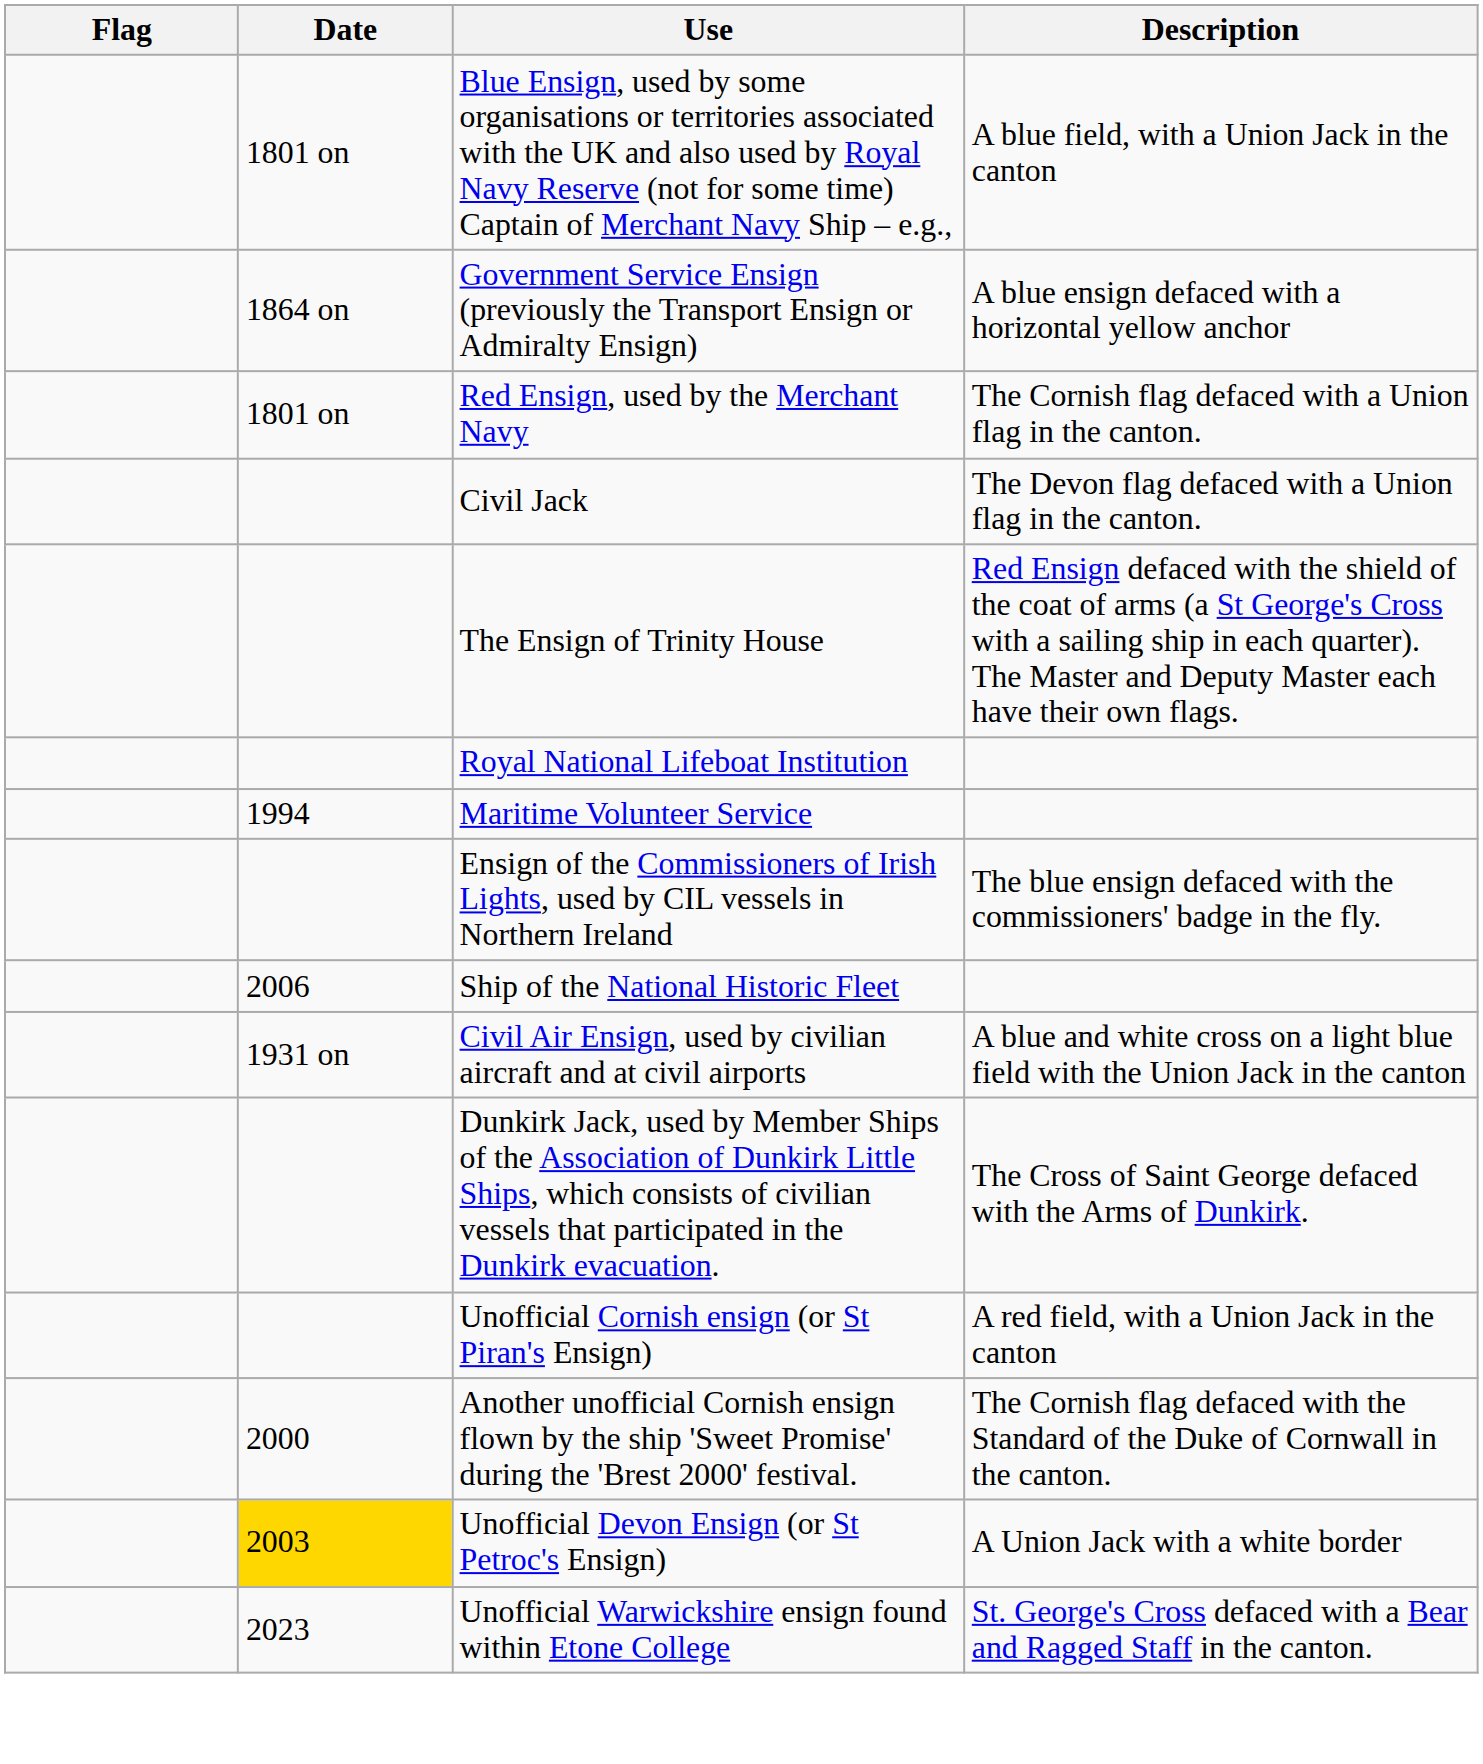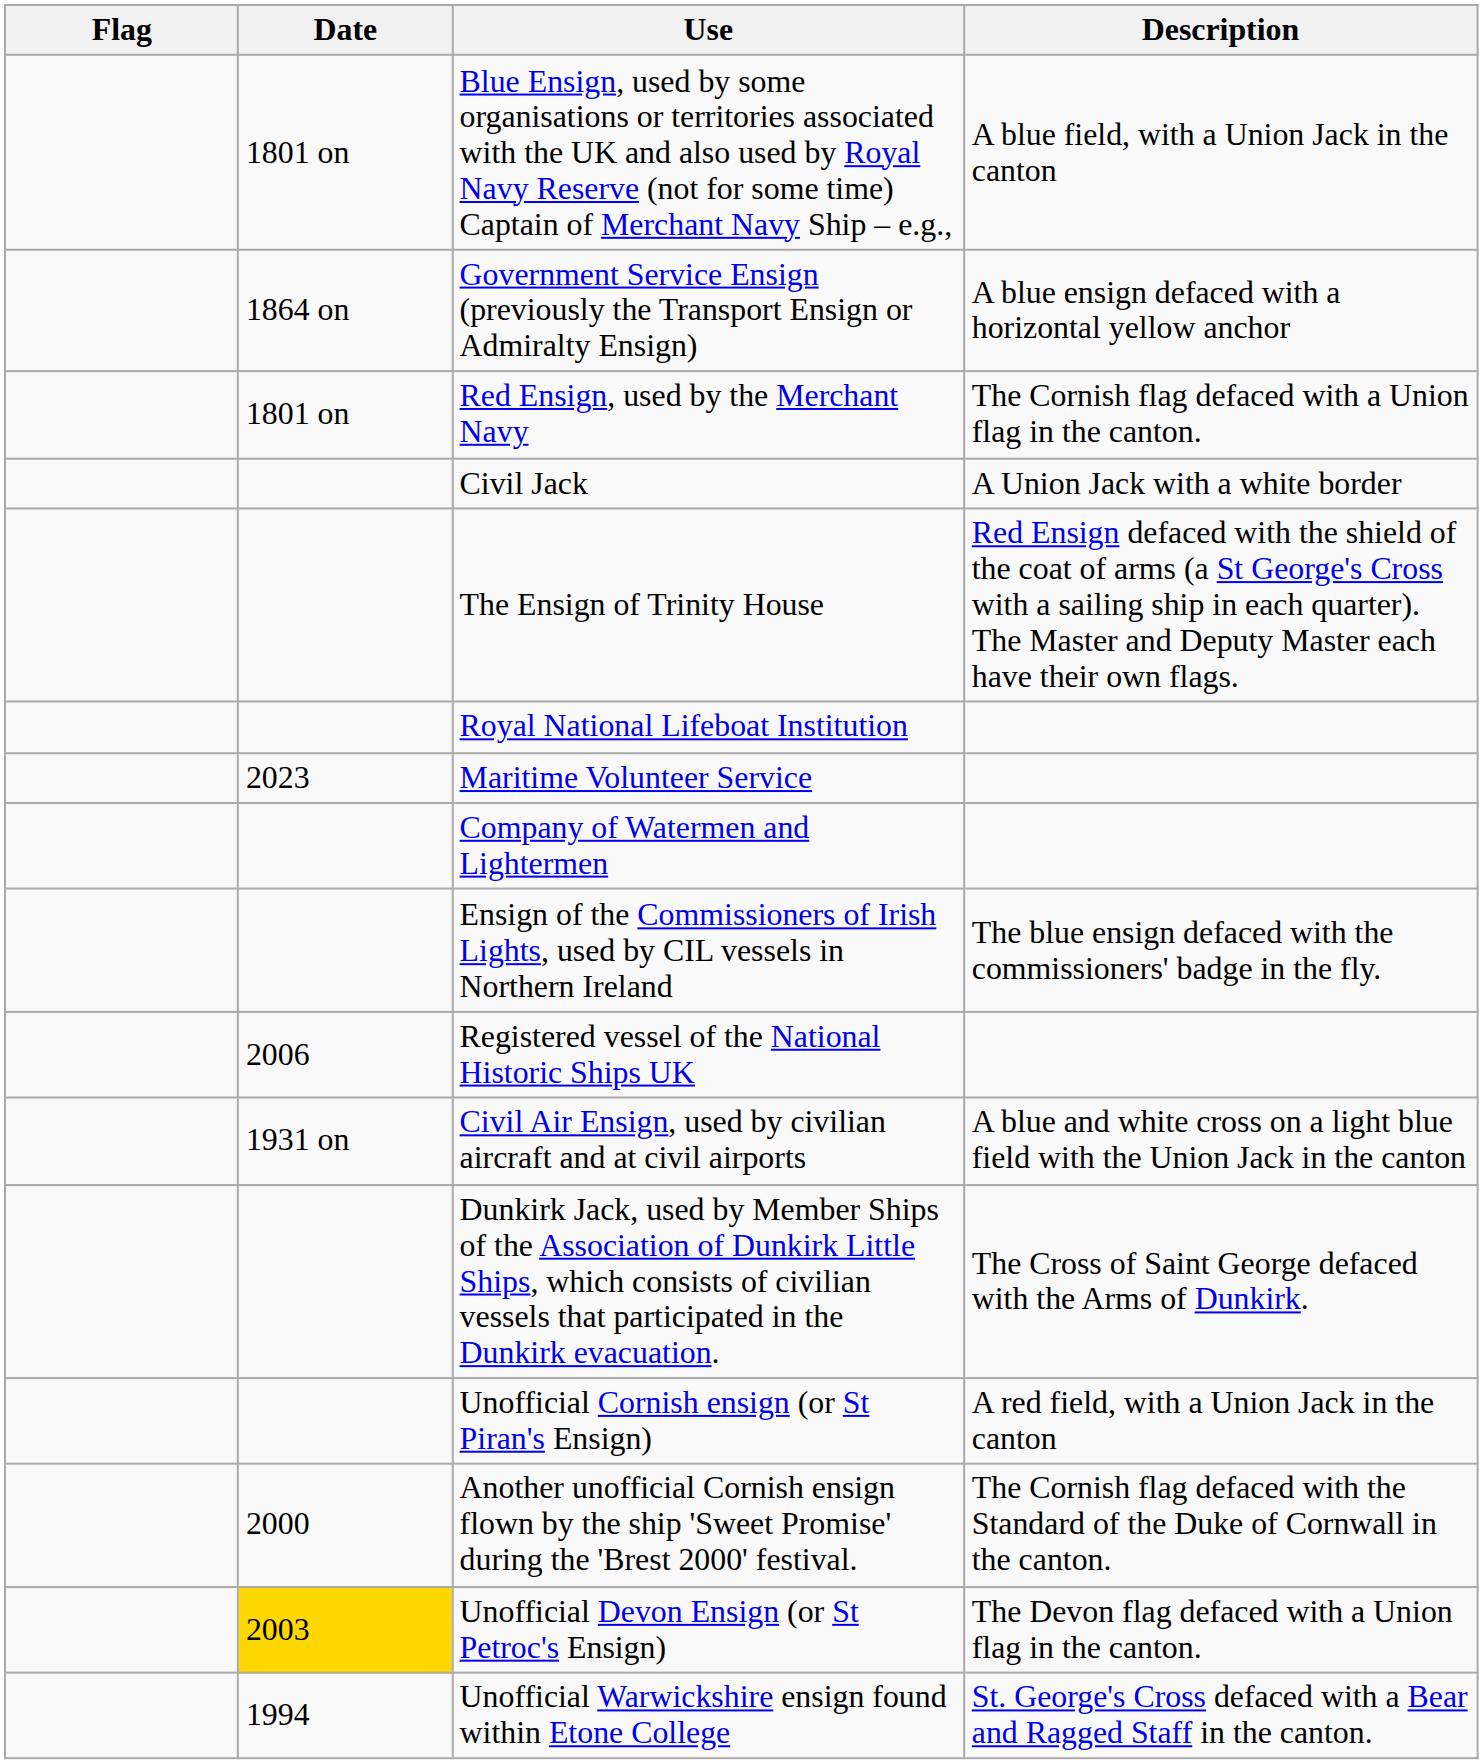(1212, 500) The Devon flag defaced with a Union flag in the canton. -> (1187, 482) A Union Jack with a white border
(278, 813) 1994 -> (278, 777) 2023
+ row: (634, 845)
- row: (679, 985)
+ row: (670, 1054)
(1187, 1542) A Union Jack with a white border -> (1212, 1628) The Devon flag defaced with a Union flag in the canton.
(278, 1628) 2023 -> (278, 1715) 1994
